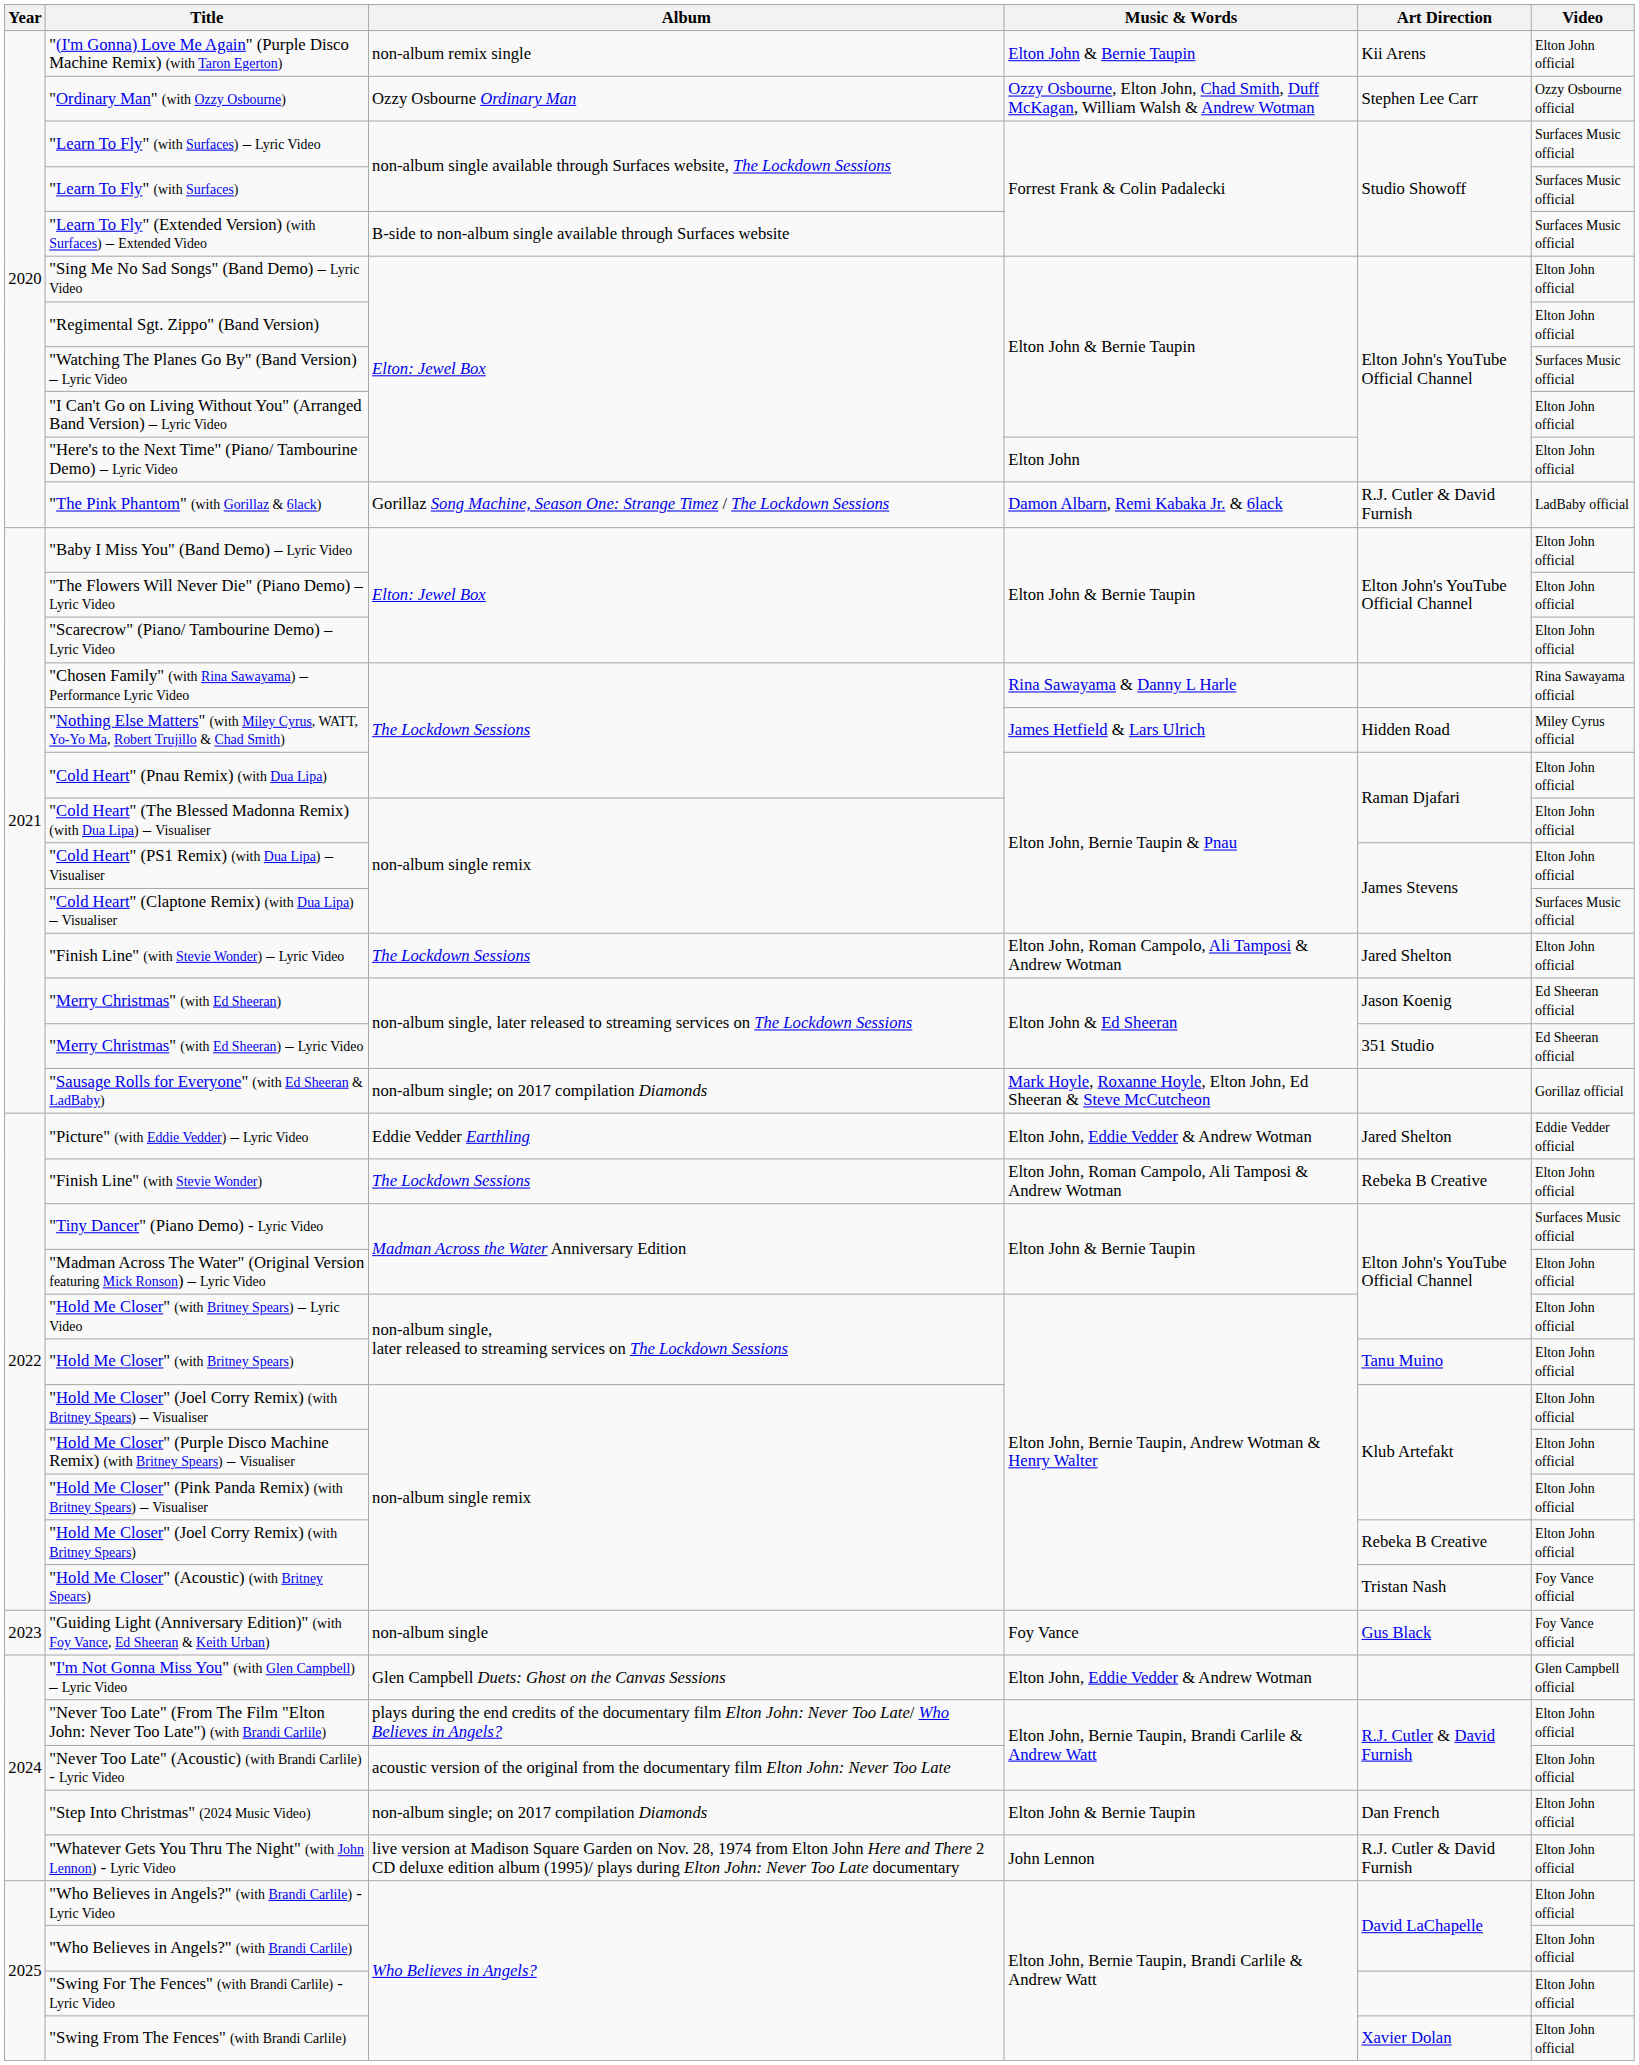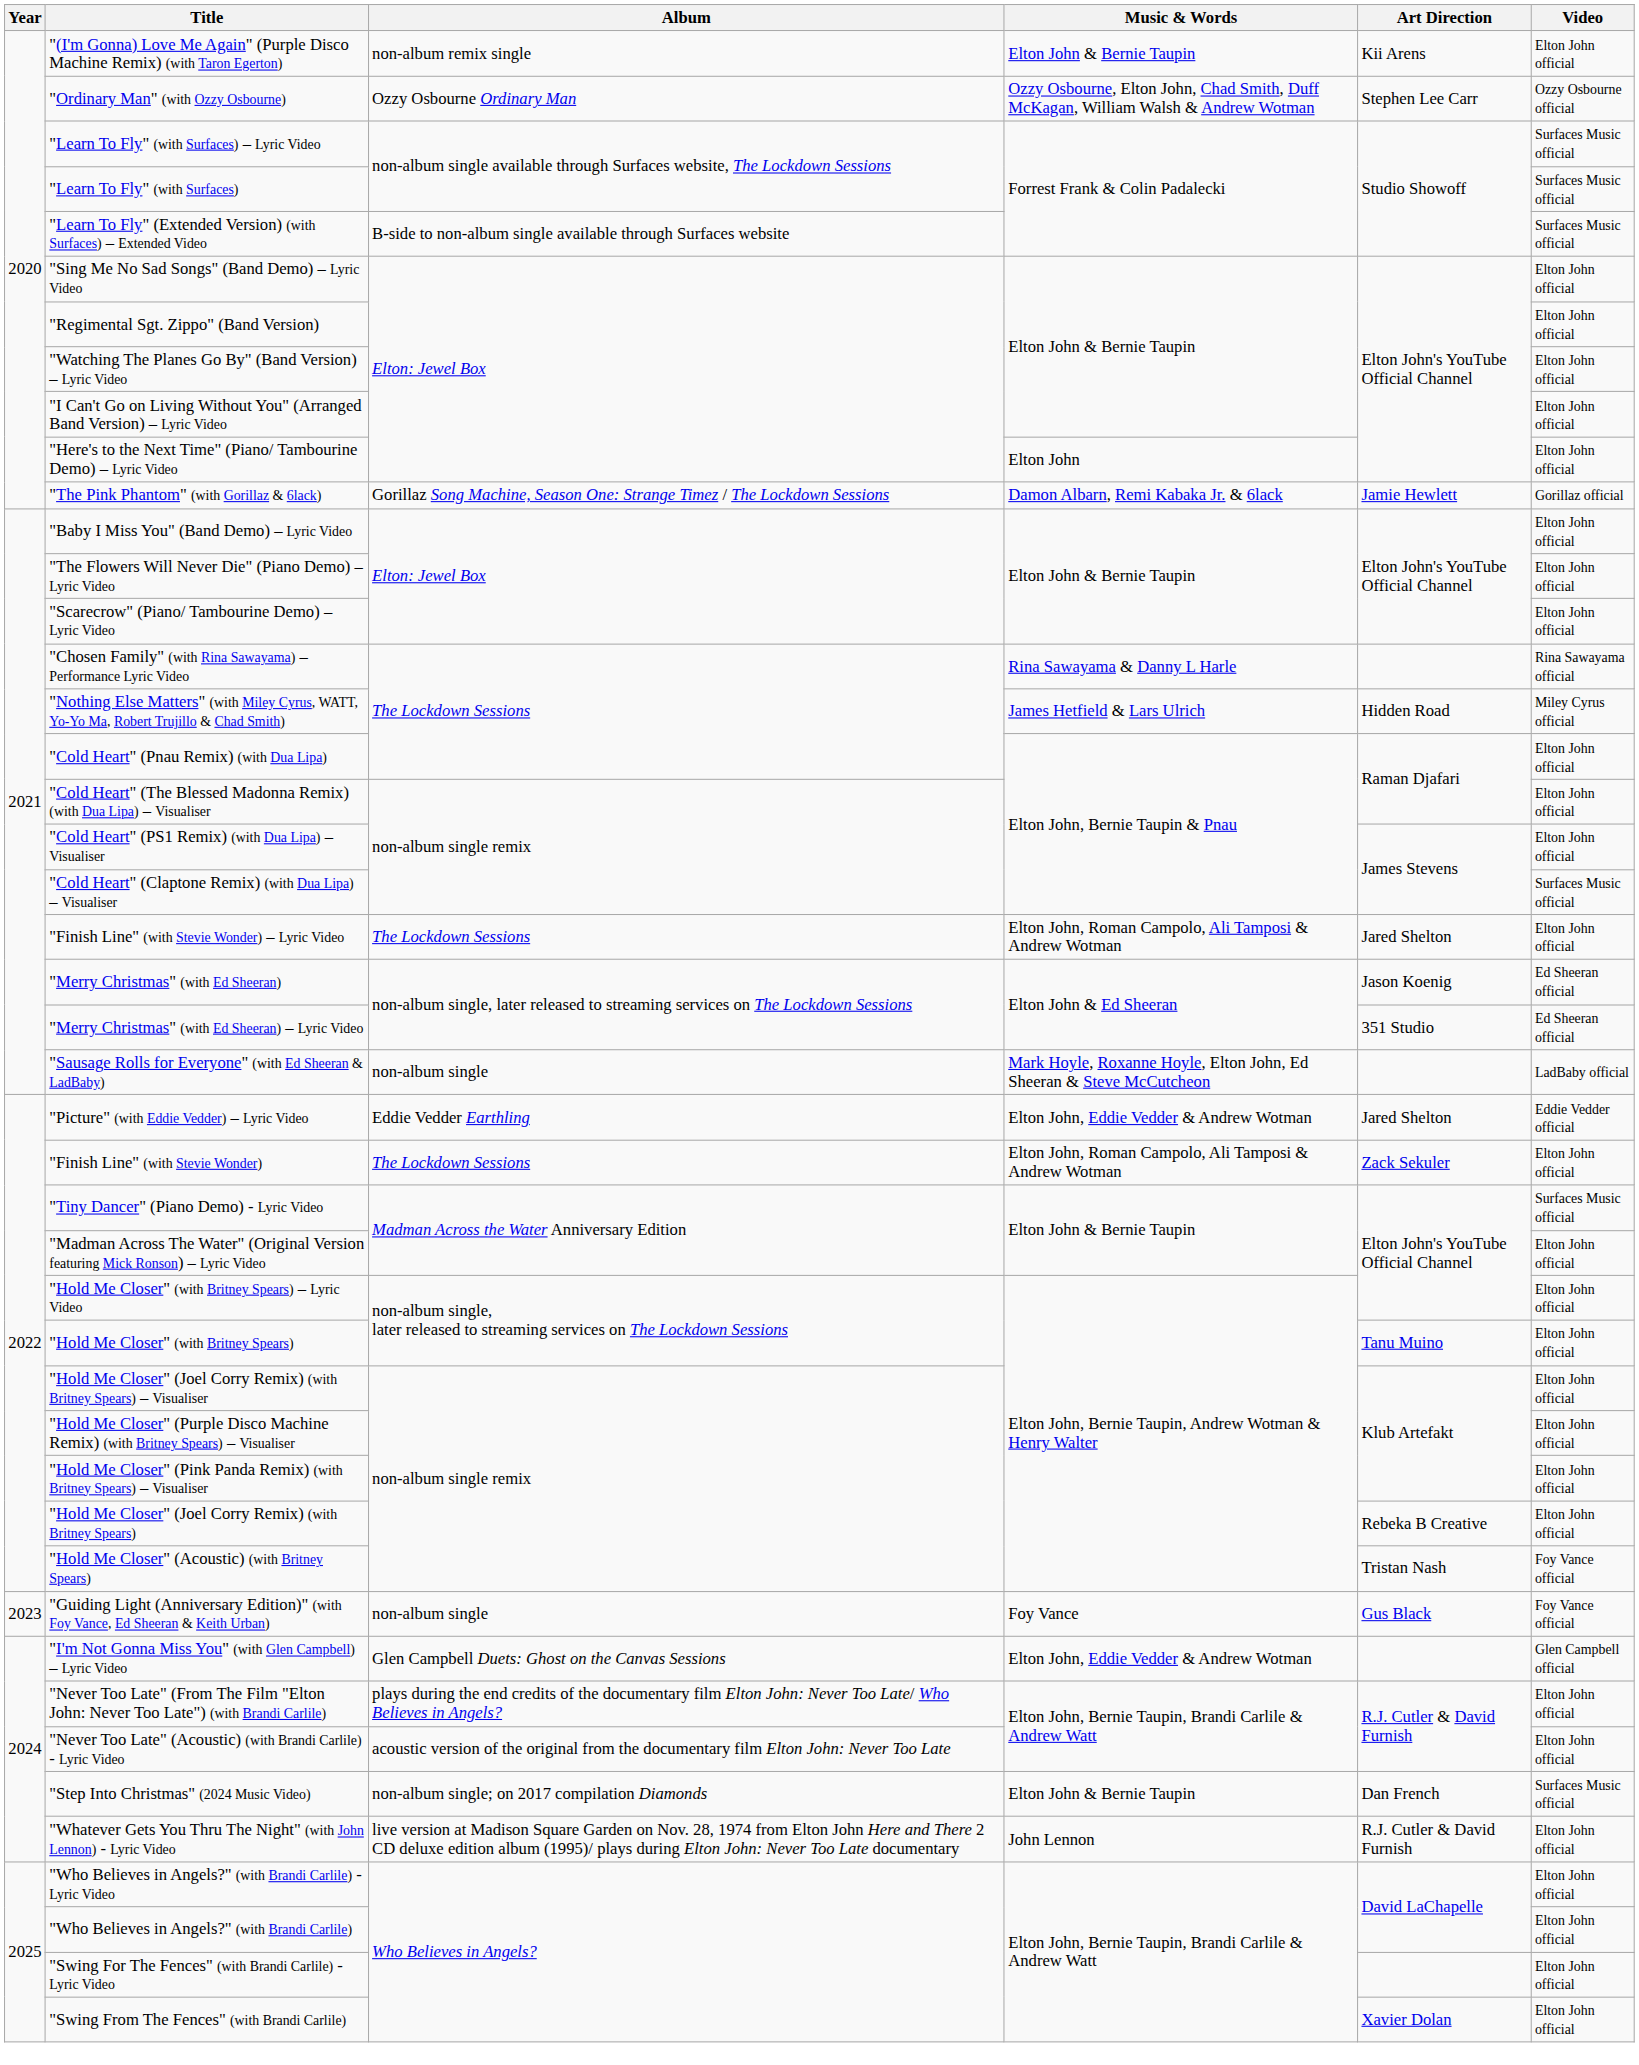(1578, 370) Surfaces Music official -> (1565, 370) Elton John official
(1428, 504) R.J. Cutler & David Furnish -> (1409, 495) Jamie Hewlett
(1582, 505) LadBaby official -> (1579, 496) Gorillaz official
(540, 1090) non-album single; on 2017 compilation Diamonds -> (430, 1072) non-album single
(1579, 1092) Gorillaz official -> (1582, 1073) LadBaby official
(1424, 1181) Rebeka B Creative -> (1406, 1162) Zack Sekuler
(1565, 1813) Elton John official -> (1578, 1795) Surfaces Music official
